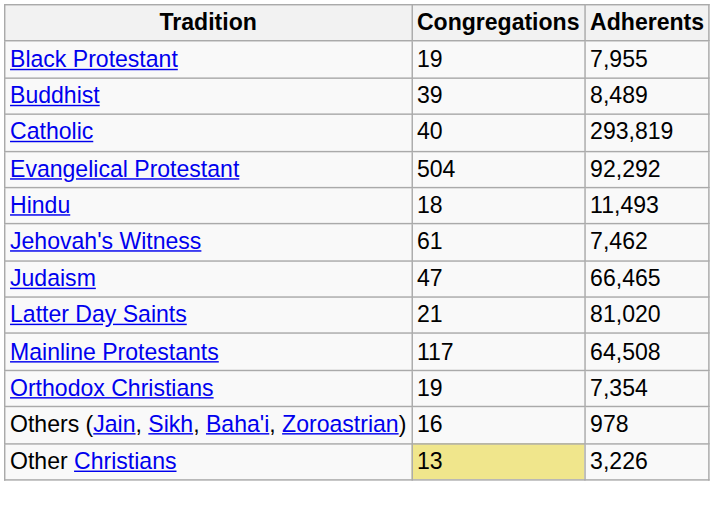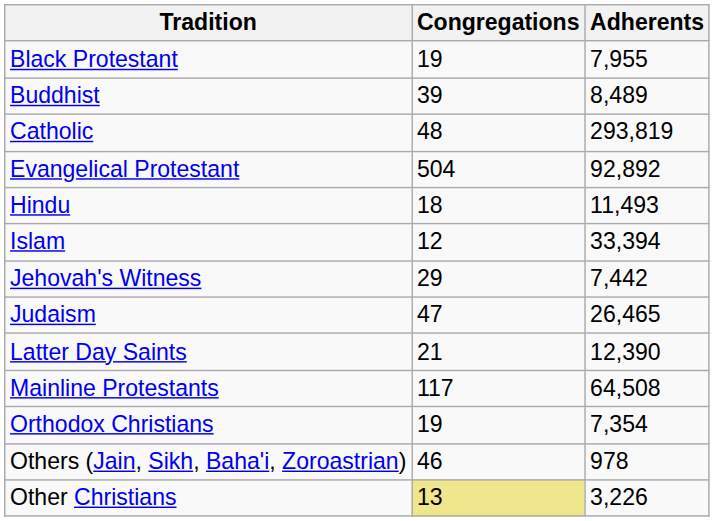(430, 132) 40 -> (430, 132) 48
(625, 168) 92,292 -> (625, 168) 92,892
+ row: (38, 242)
(430, 242) 61 -> (430, 278) 29
(619, 242) 7,462 -> (619, 278) 7,442
(625, 278) 66,465 -> (625, 315) 26,465
(625, 315) 81,020 -> (625, 351) 12,390
(430, 424) 16 -> (430, 461) 46
